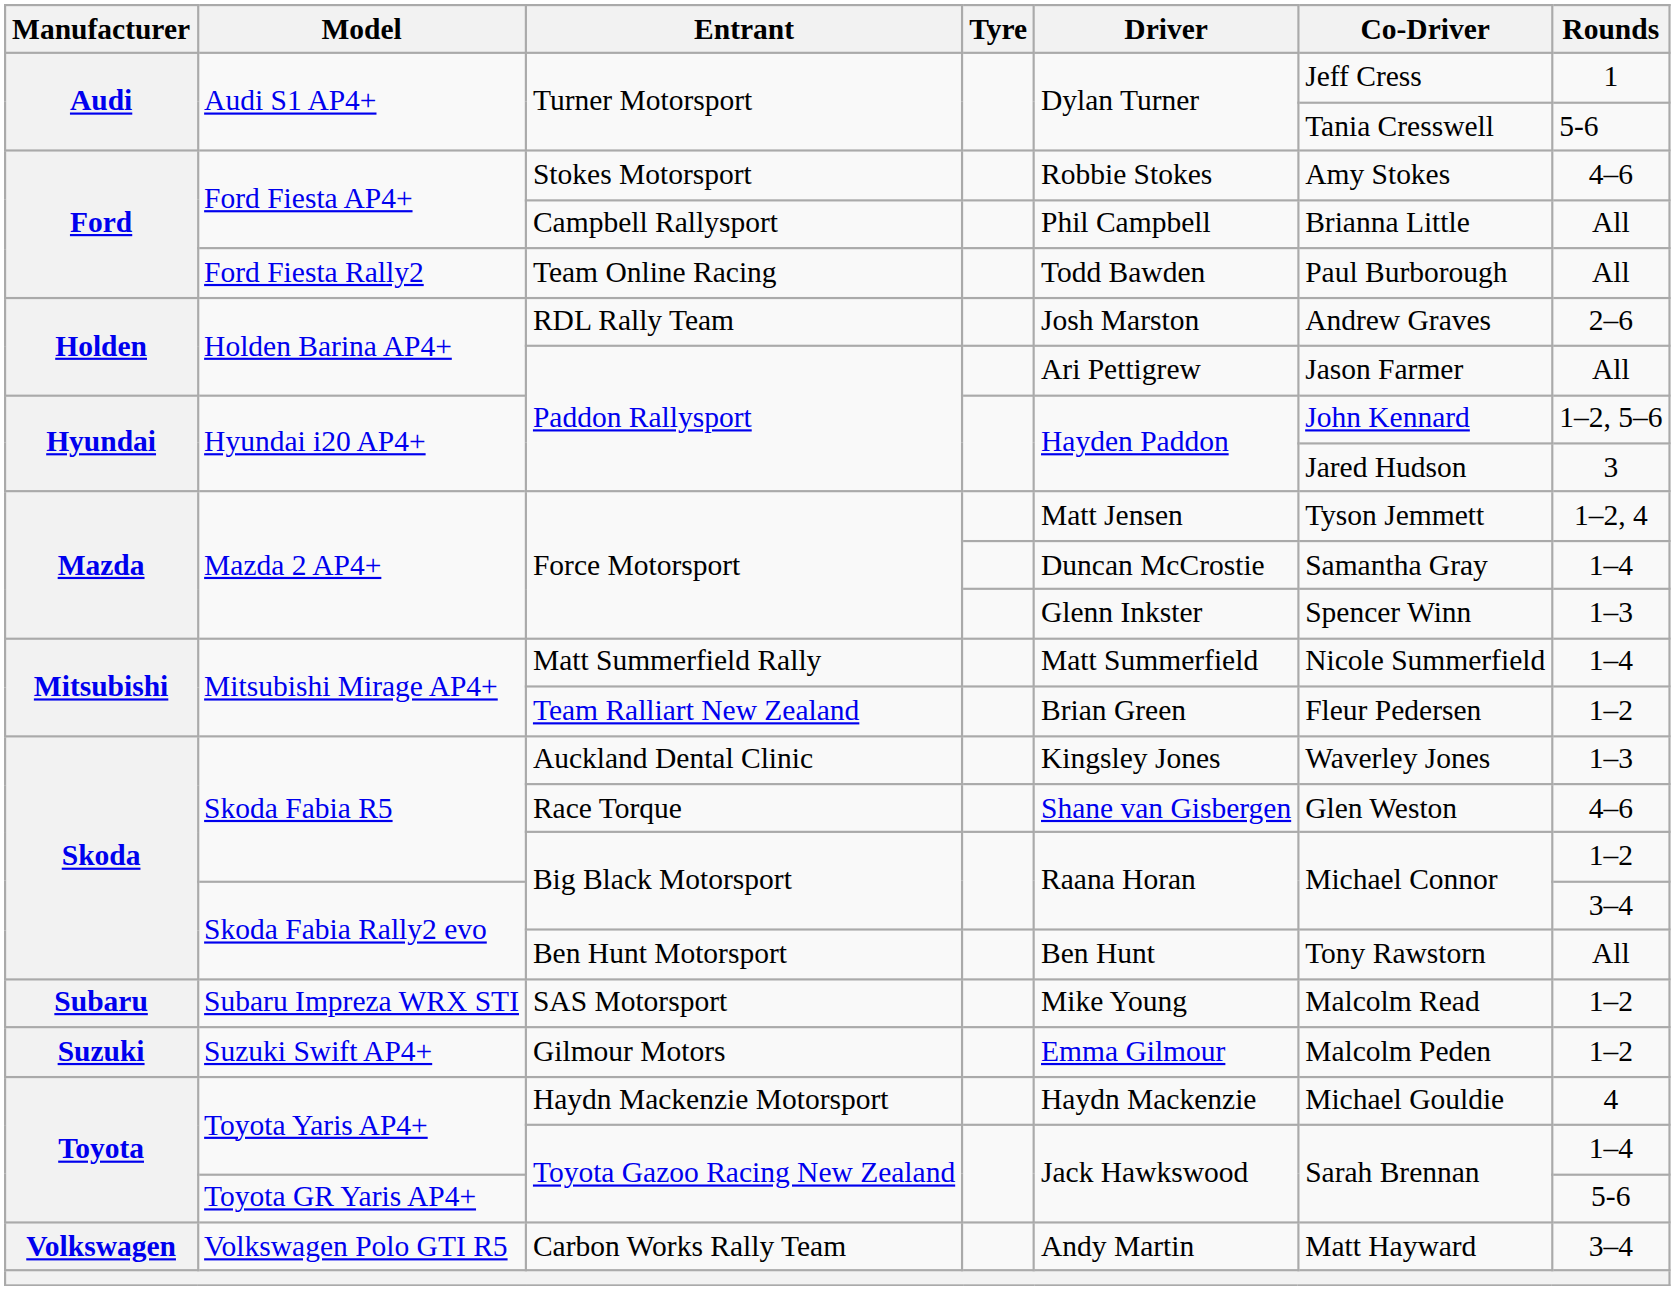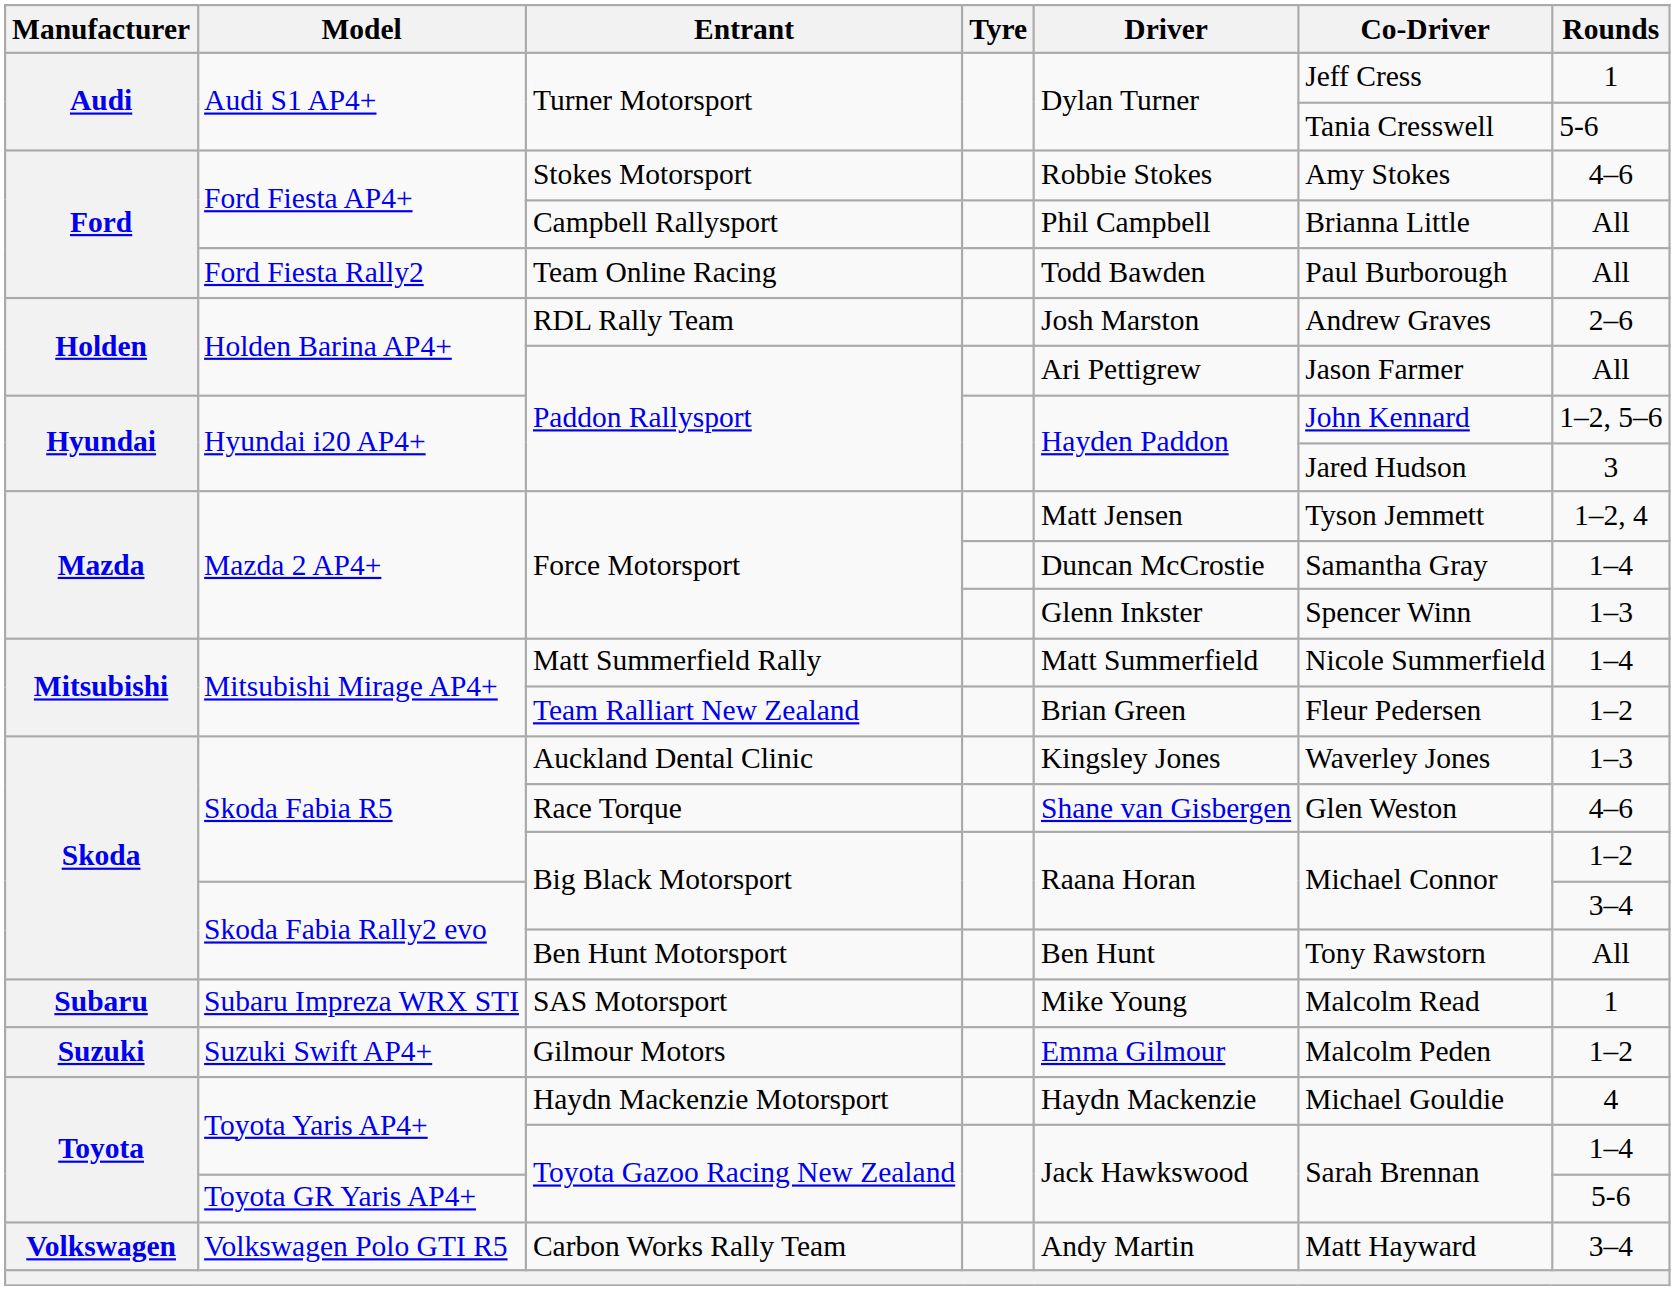(1611, 1002) 1–2 -> (1611, 1002) 1
